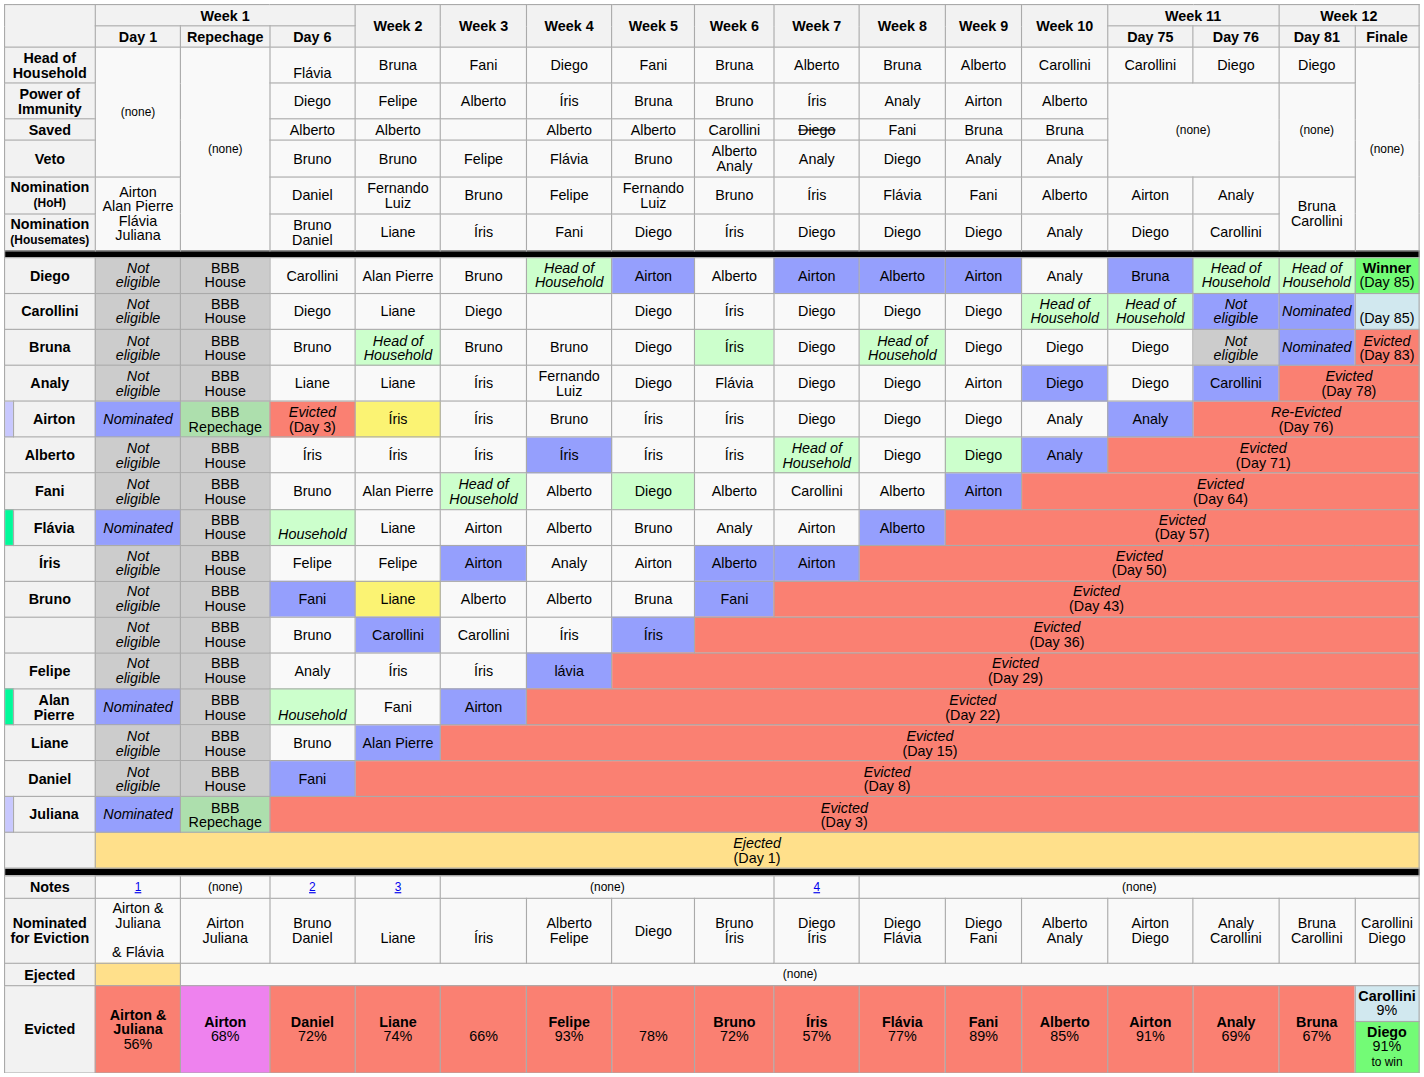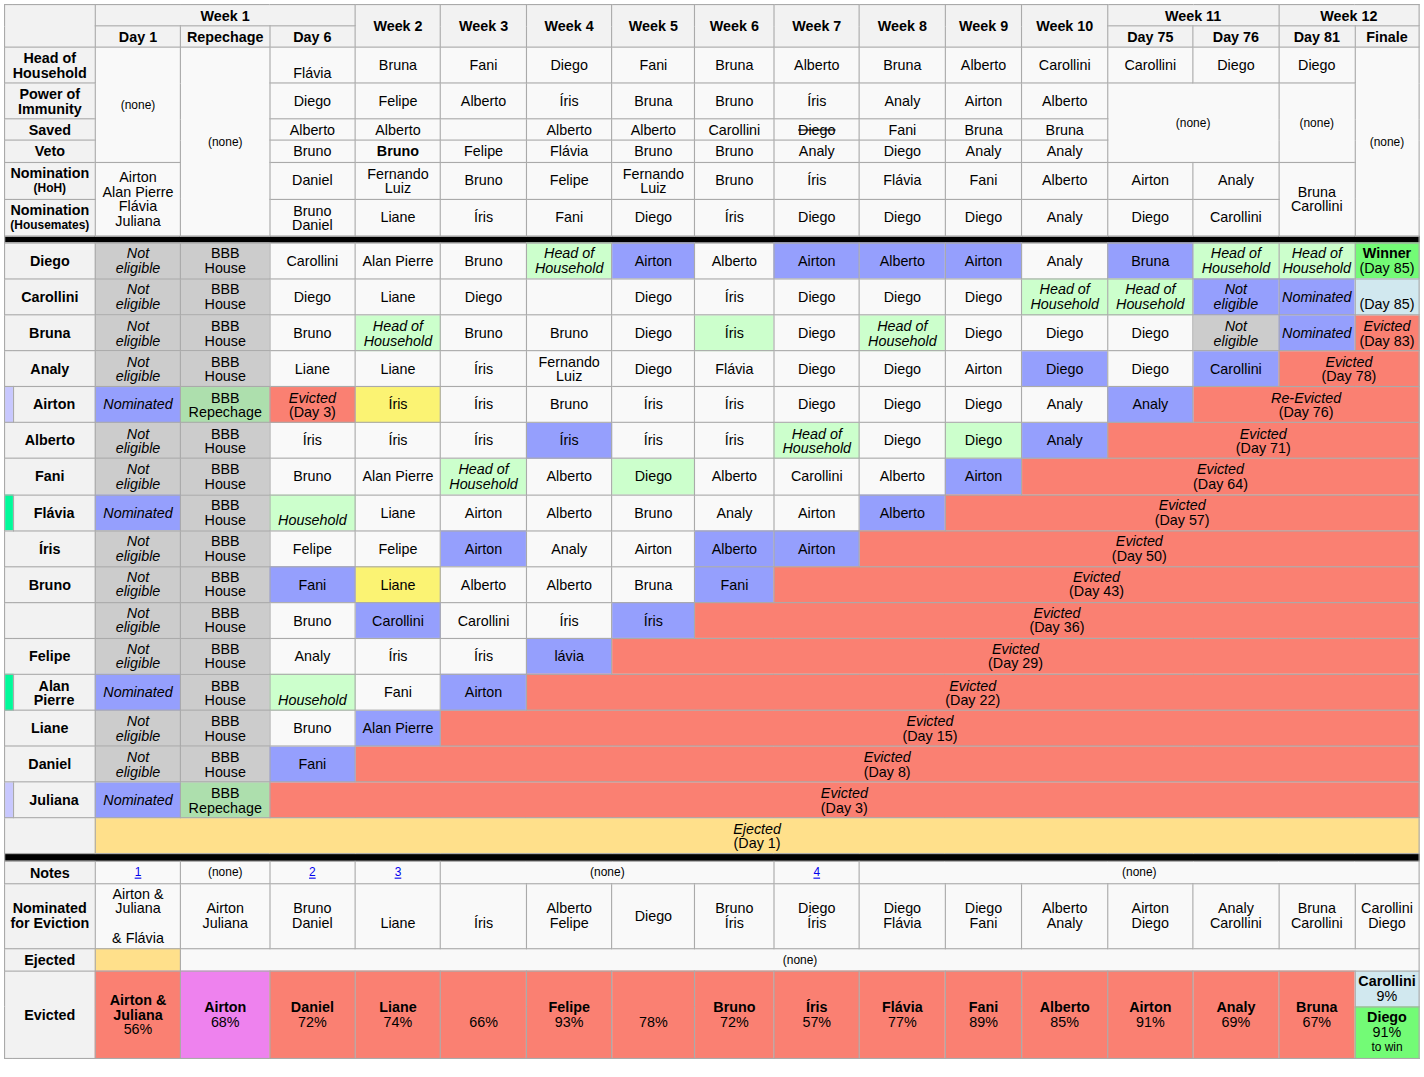(398, 158) normal -> (398, 151) bold
(734, 158) Alberto Analy -> (734, 151) Bruno
